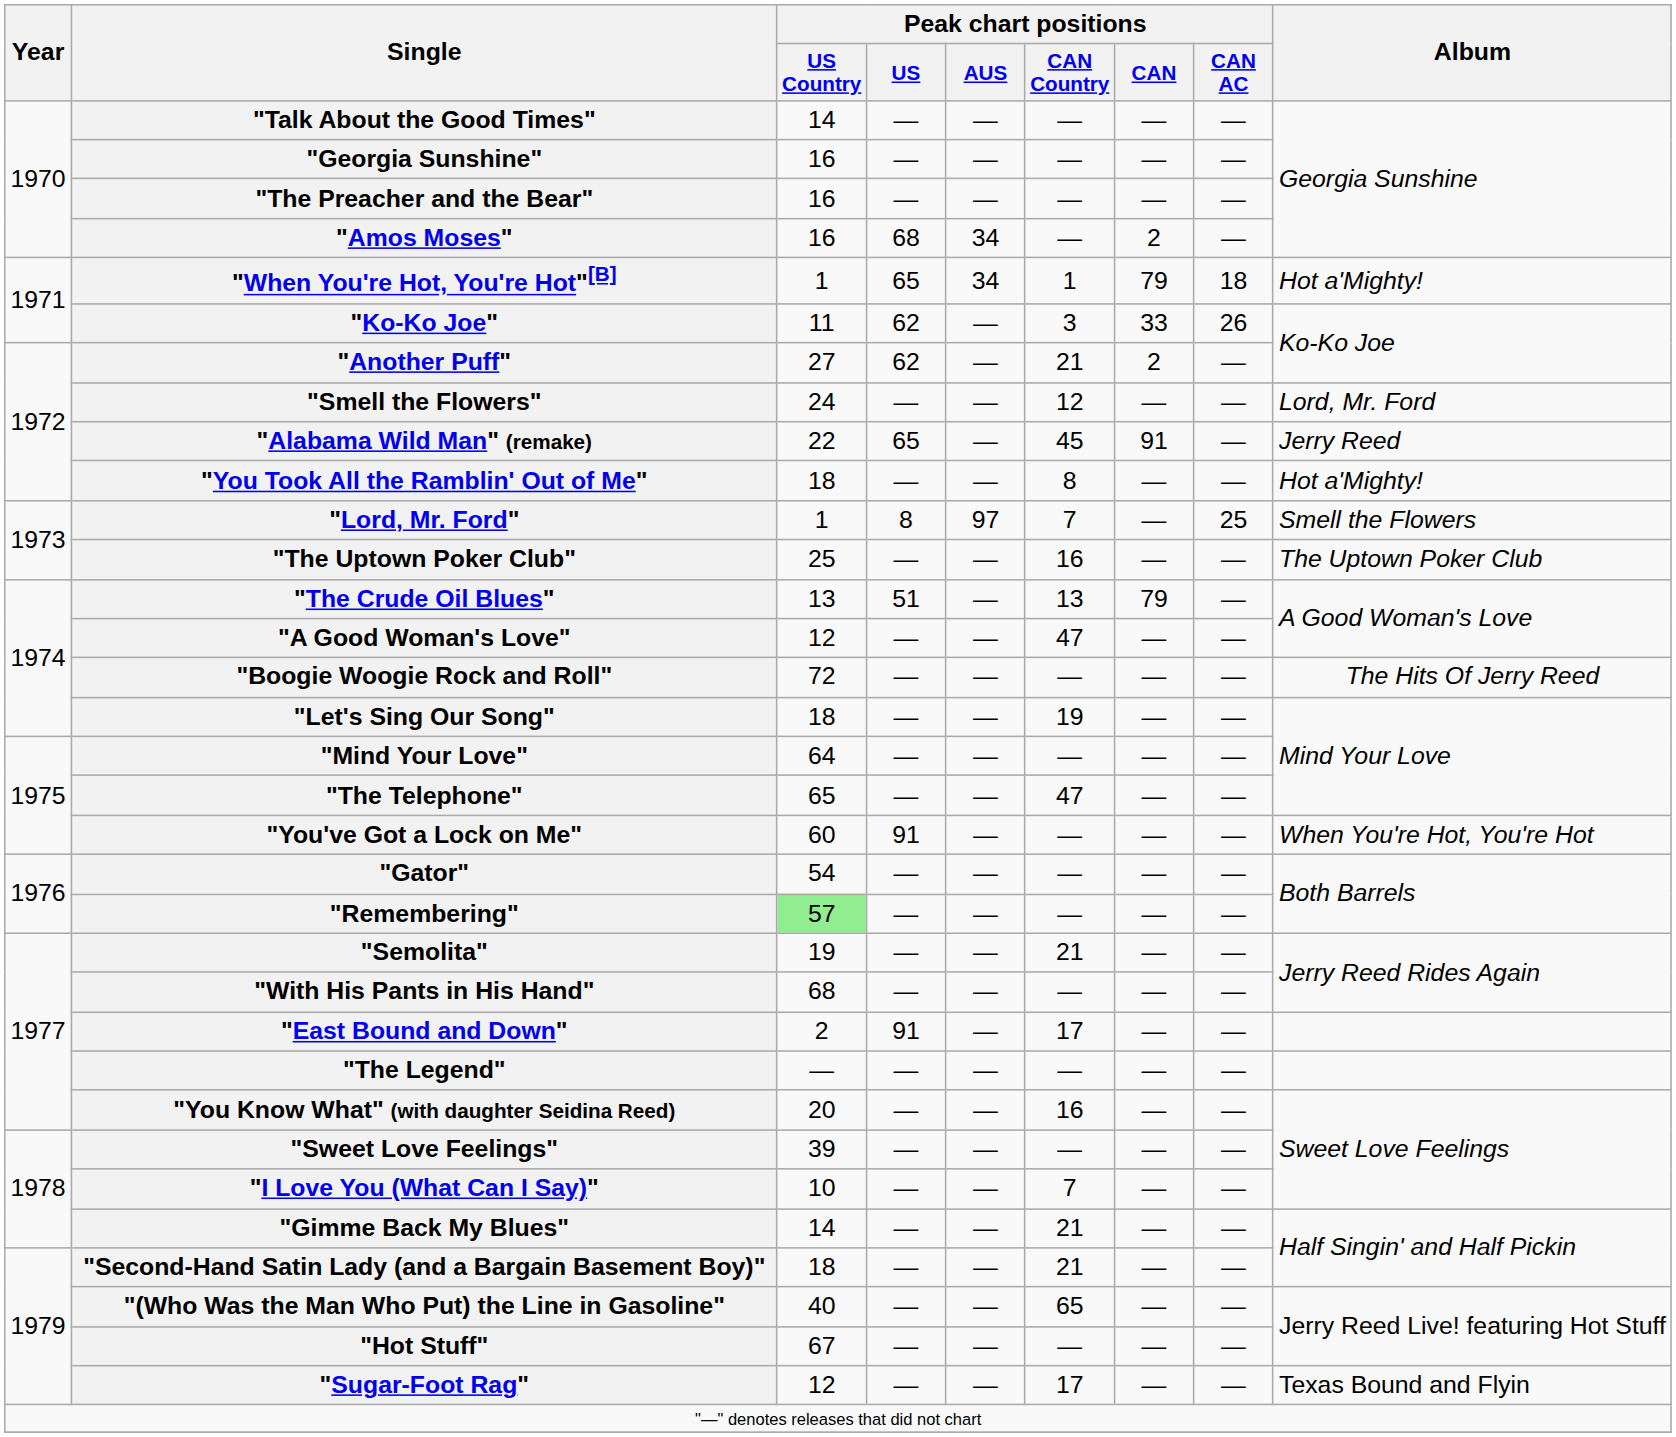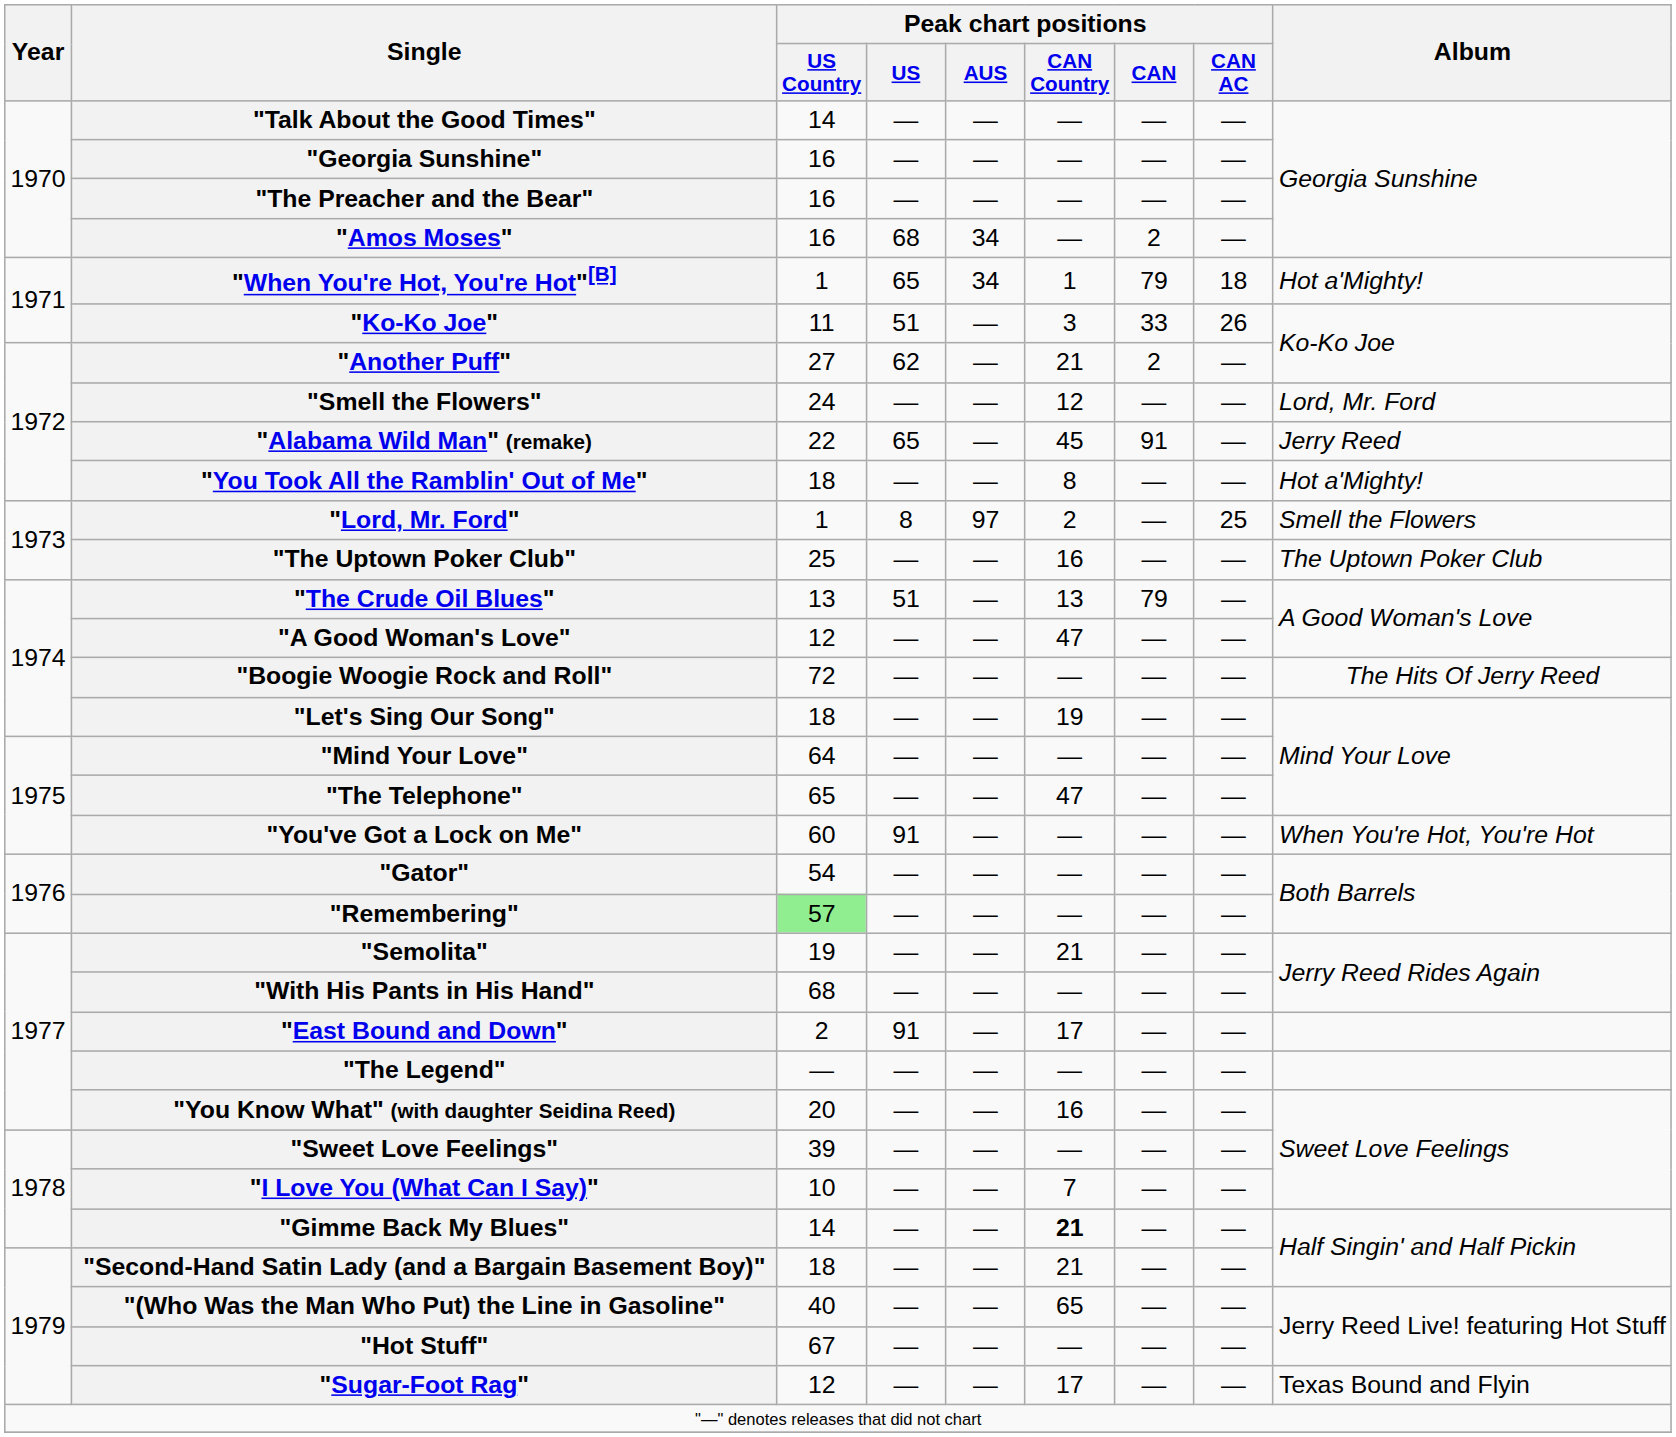(906, 323) 62 -> (906, 323) 51
(1070, 519) 7 -> (1070, 519) 2
(1070, 1227) normal -> (1070, 1227) bold
